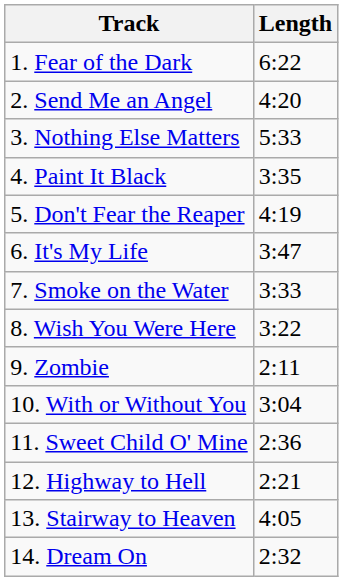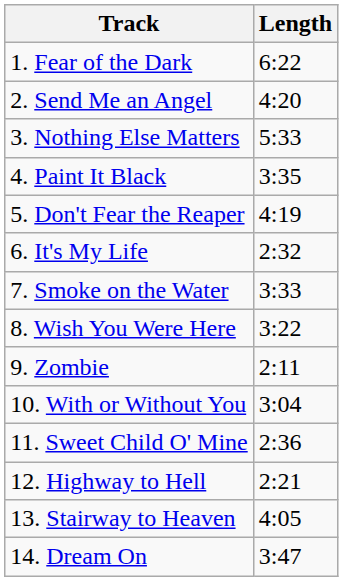(280, 251) 3:47 -> (280, 251) 2:32
(280, 556) 2:32 -> (280, 556) 3:47
